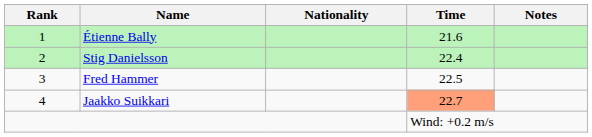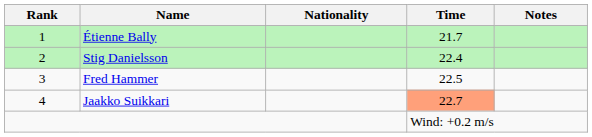(451, 36) 21.6 -> (451, 36) 21.7
